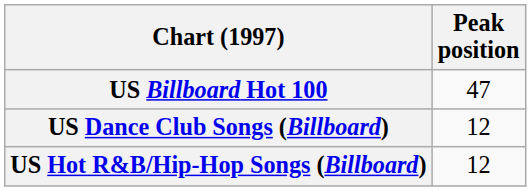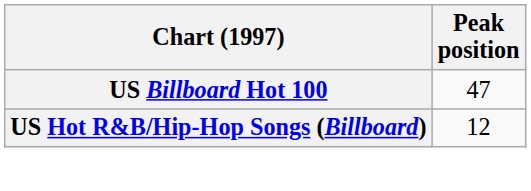- row: (218, 127)
